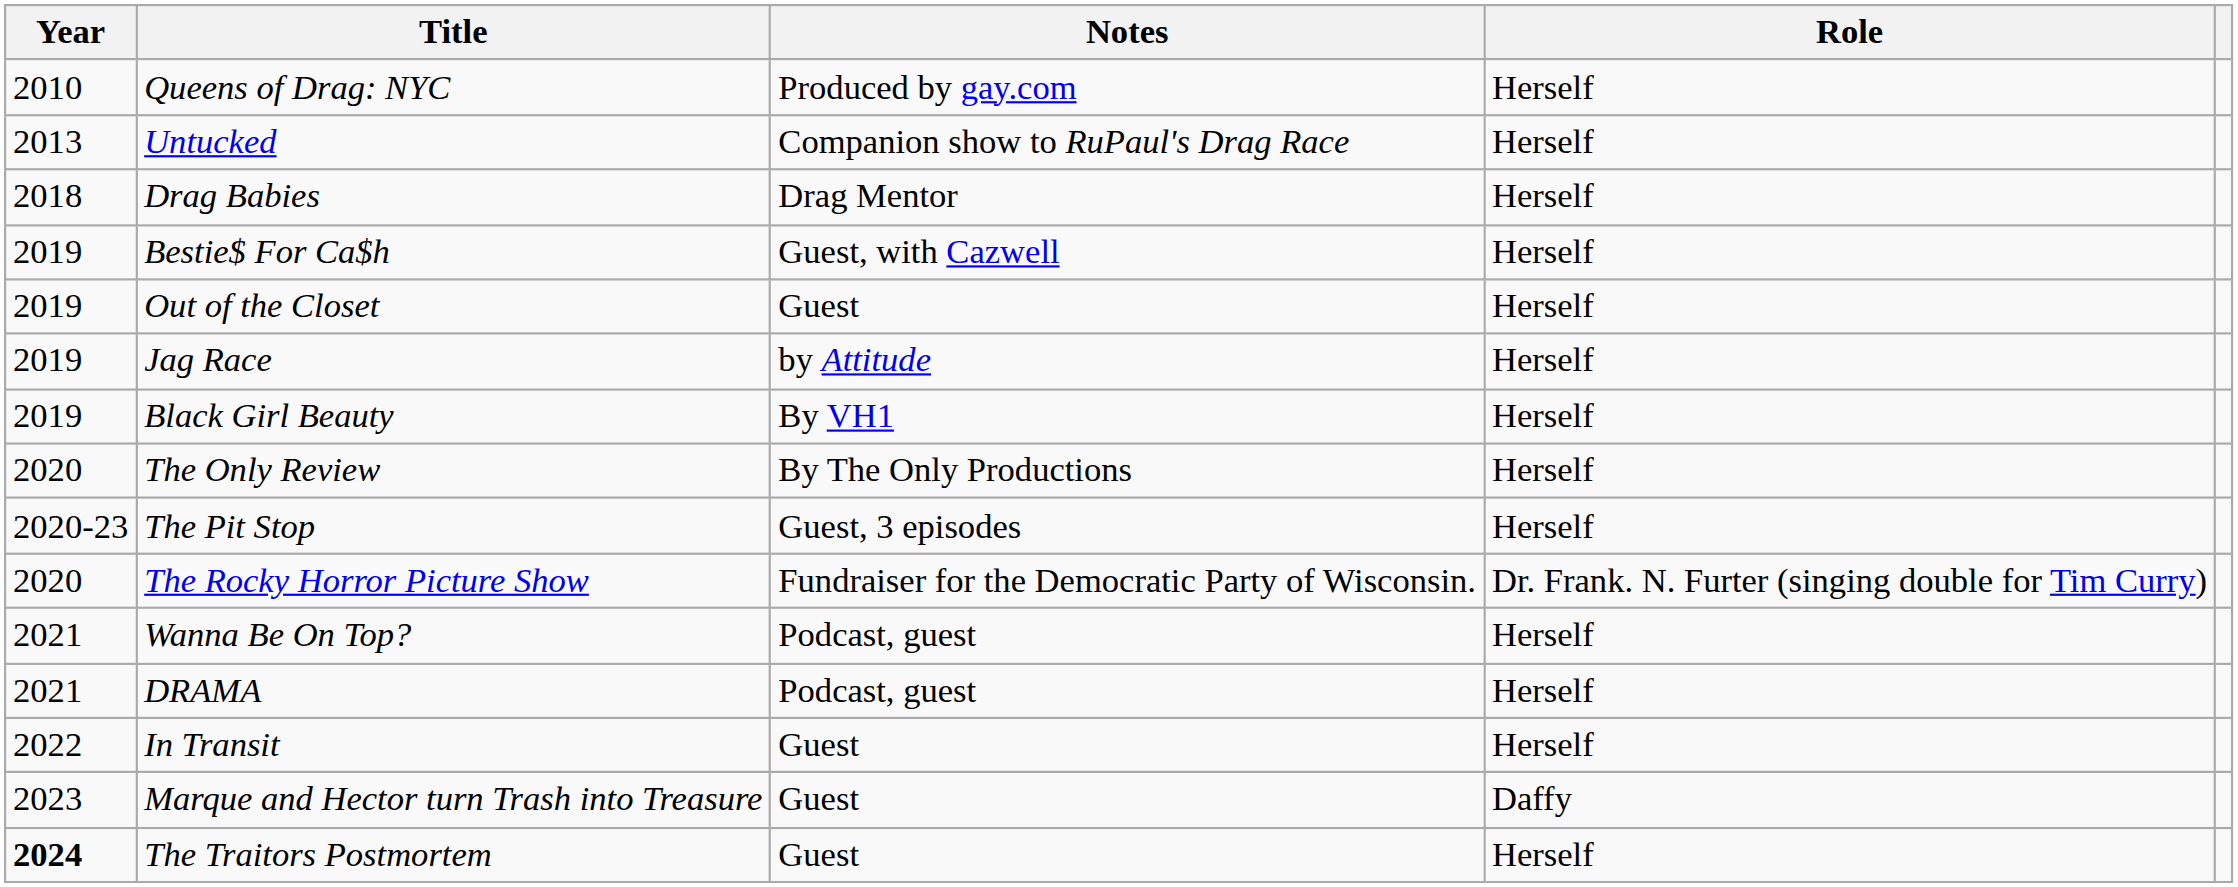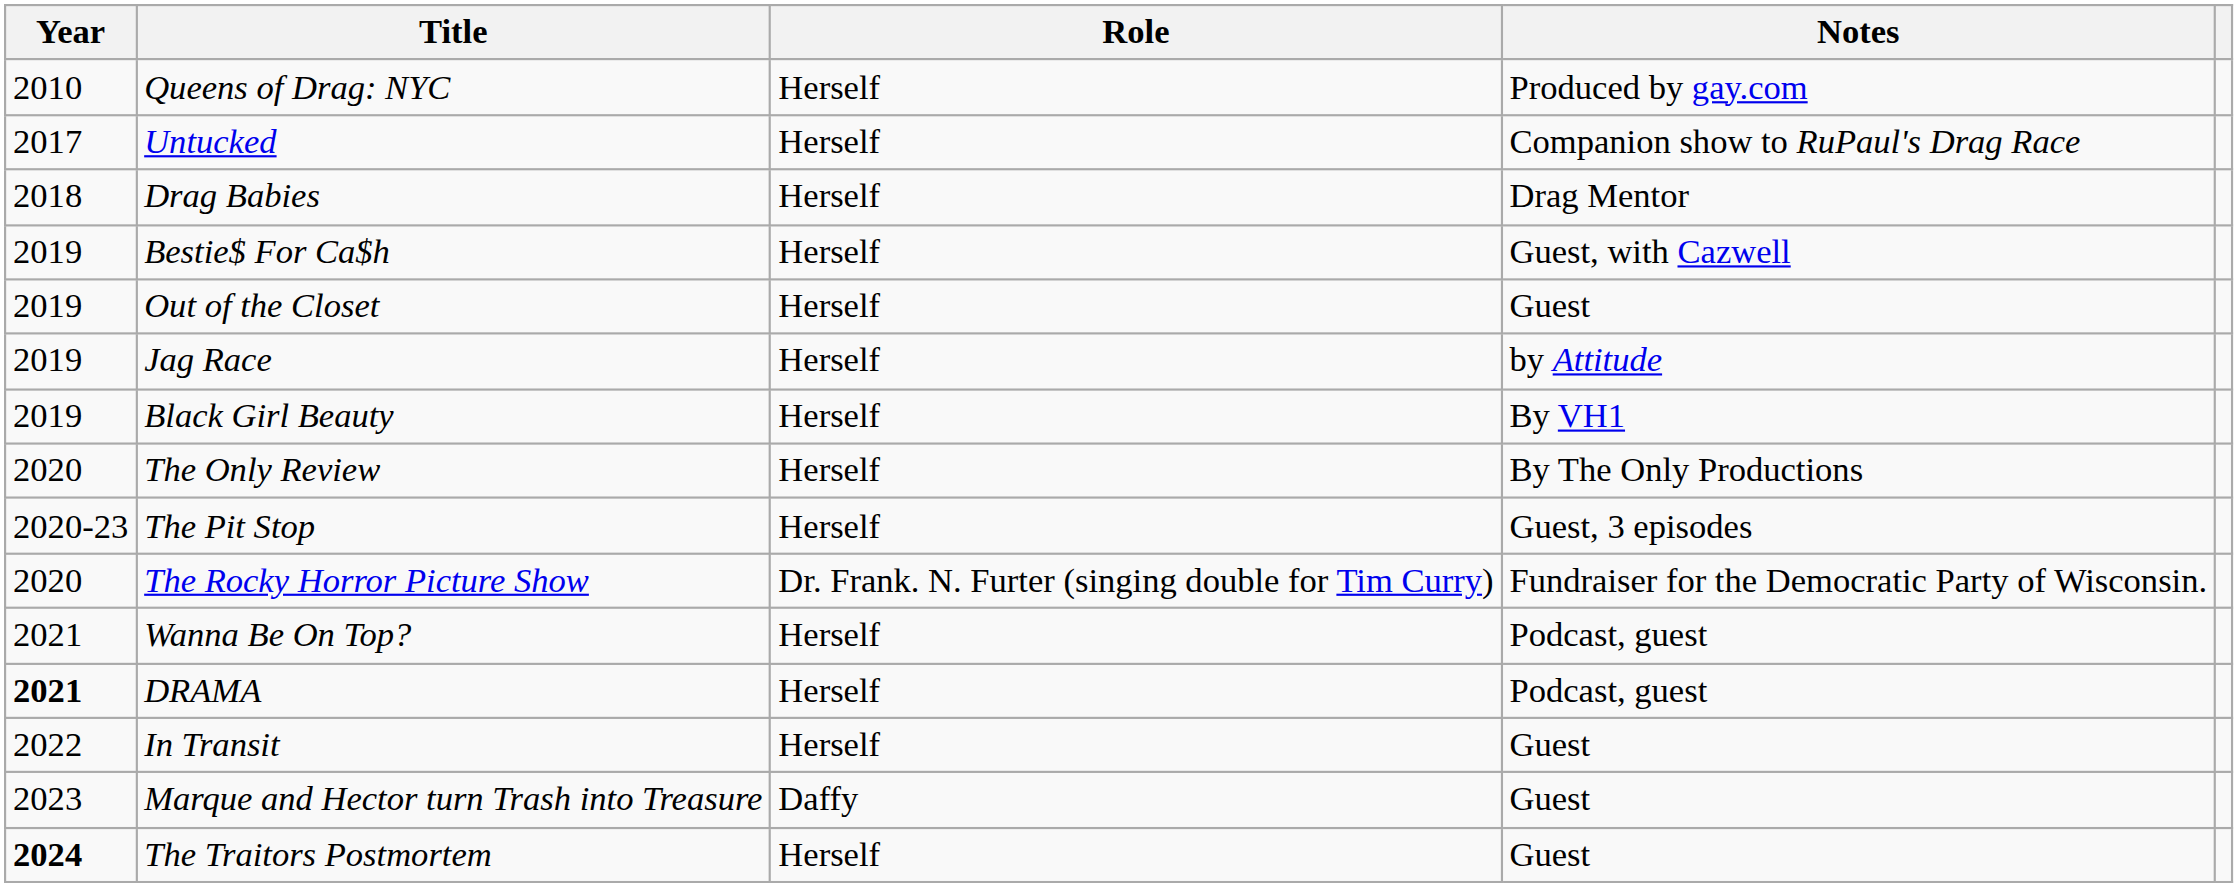columns swapped: (1850, 31) <-> (1127, 31)
(48, 141) 2013 -> (48, 141) 2017
(48, 689) normal -> (48, 689) bold
